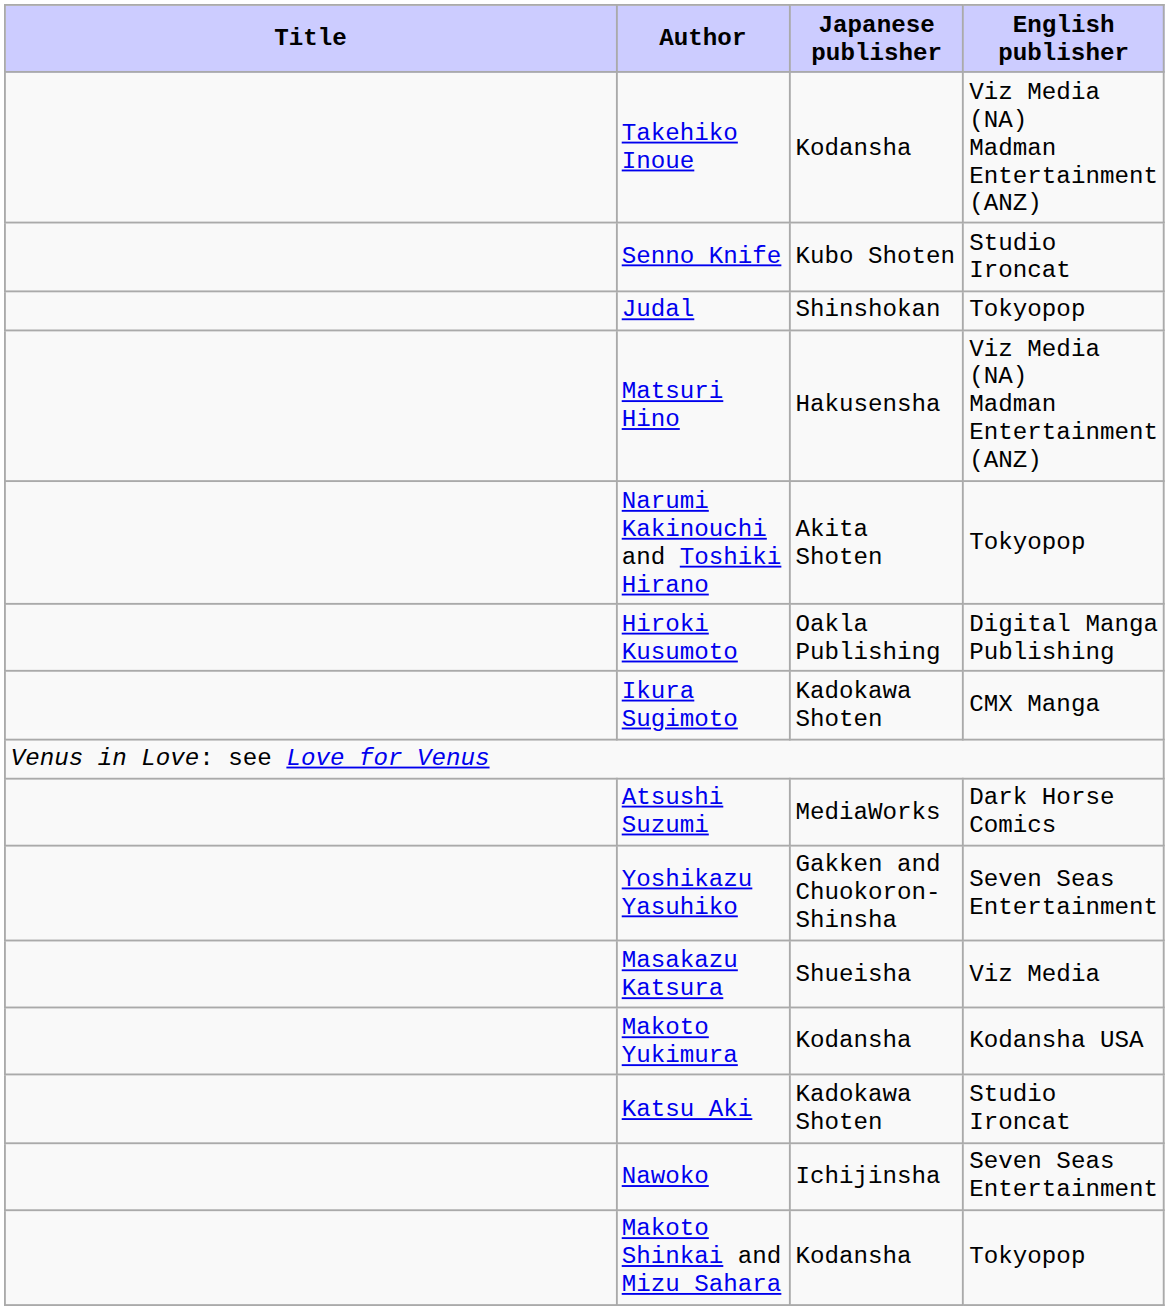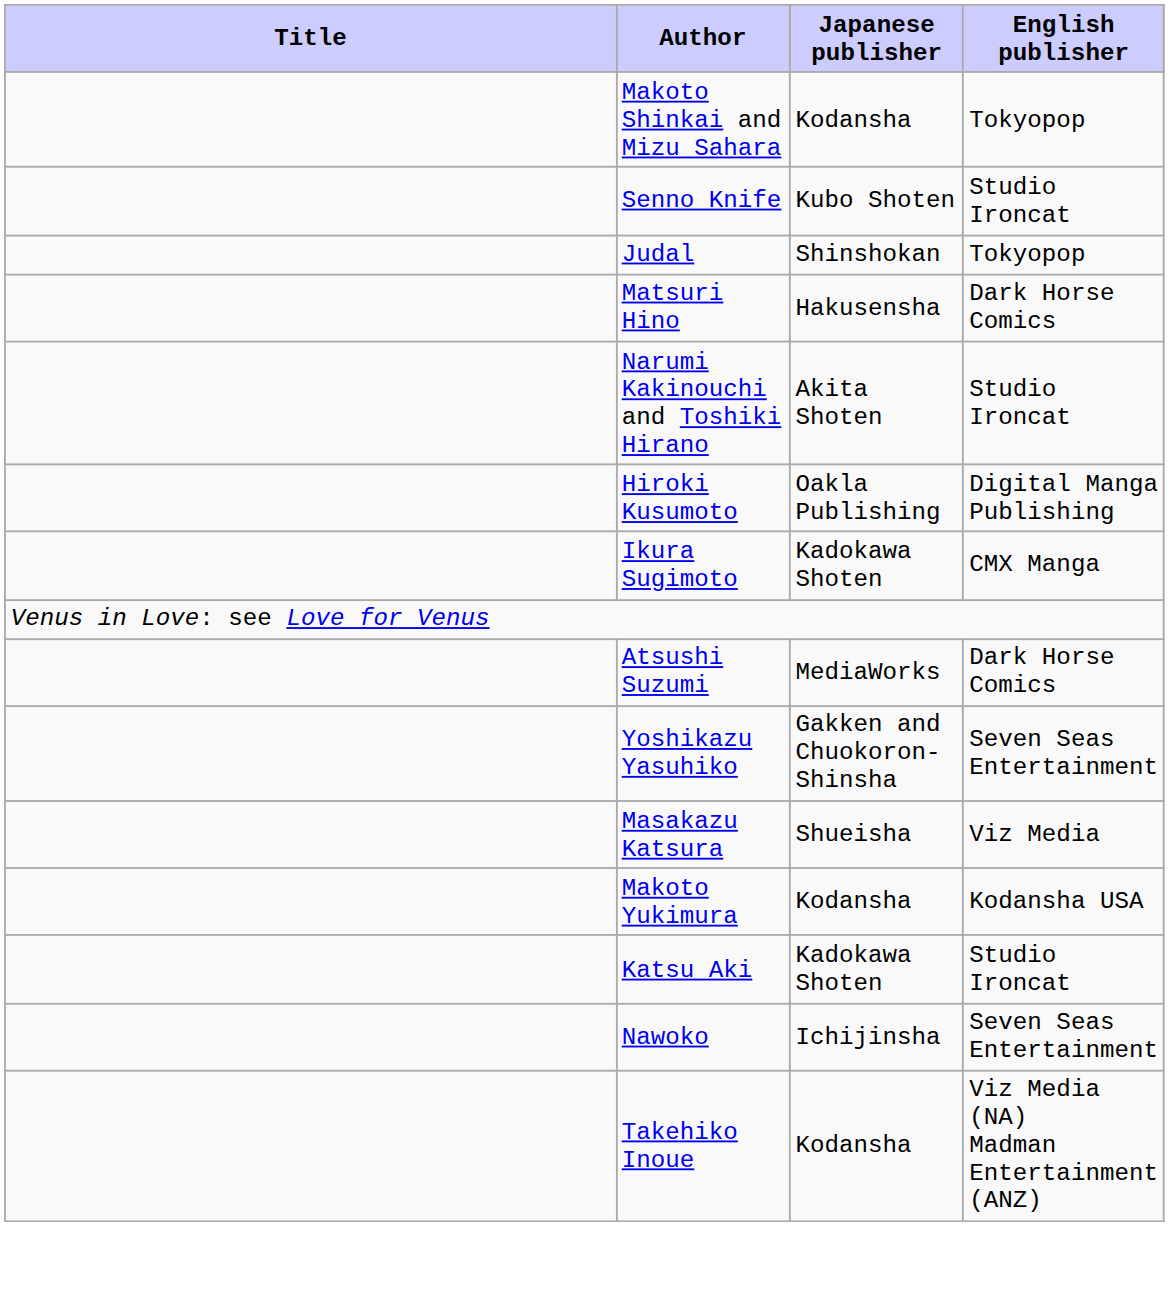rows swapped: (680, 148) <-> (702, 1257)
(1064, 405) Viz Media (NA) Madman Entertainment (ANZ) -> (1042, 308) Dark Horse Comics
(1027, 543) Tokyopop -> (1020, 403) Studio Ironcat
